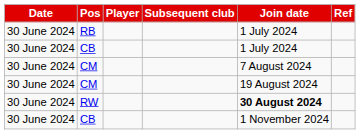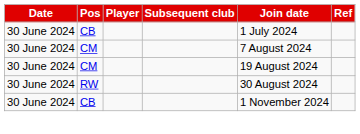- row: (41, 31)
(281, 102) bold -> (279, 84) normal
